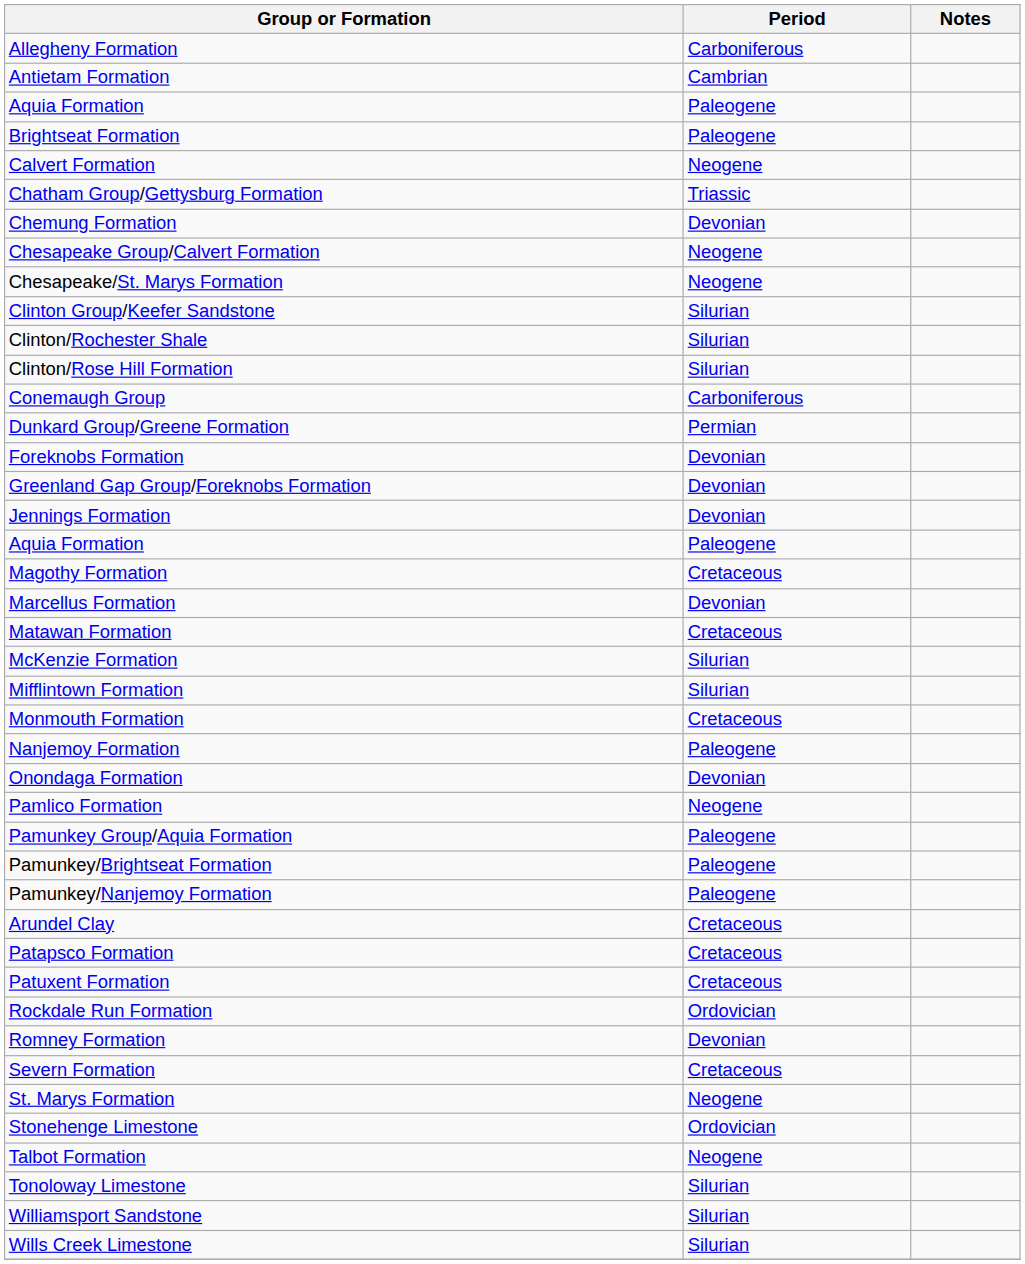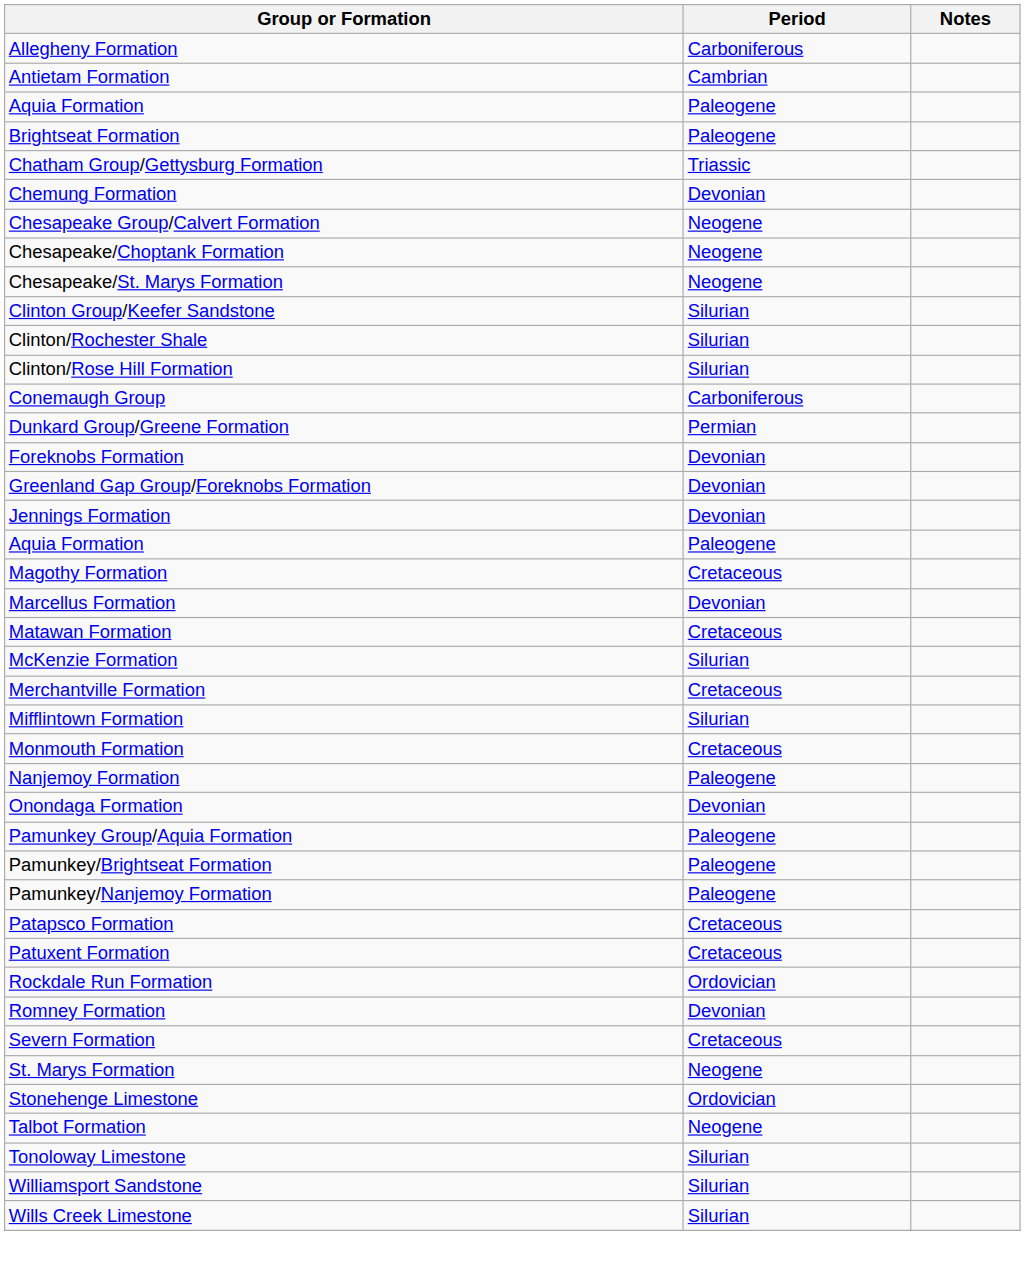- row: (82, 164)
+ row: (146, 252)
+ row: (107, 690)
- row: (86, 806)
- row: (61, 923)
